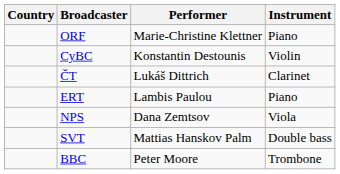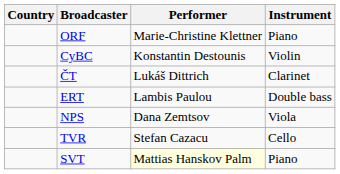(283, 96) Piano -> (300, 96) Double bass
+ row: (73, 138)
(193, 138) no background -> (193, 158) lightyellow background
(300, 138) Double bass -> (283, 158) Piano
- row: (73, 158)
